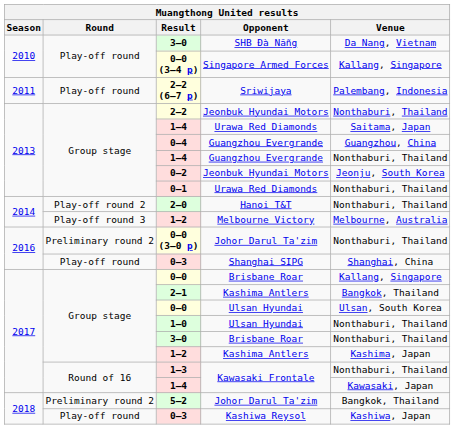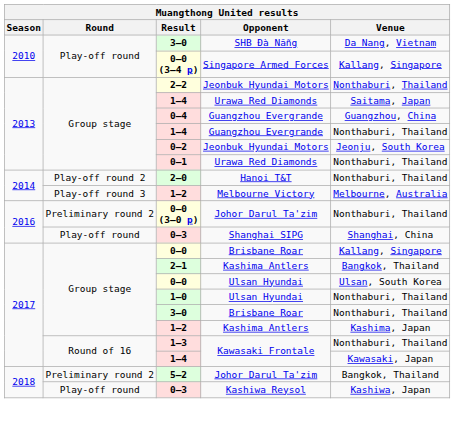- row: (179, 90)
